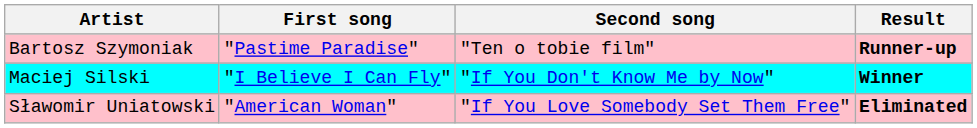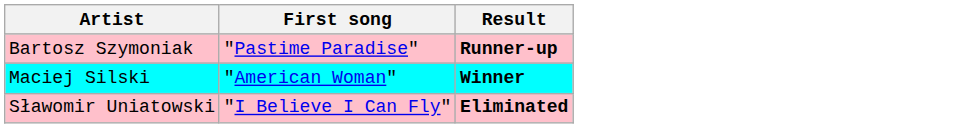- column: (655, 19)
(338, 78) "I Believe I Can Fly" -> (310, 78) "American Woman"
(310, 108) "American Woman" -> (338, 108) "I Believe I Can Fly"
